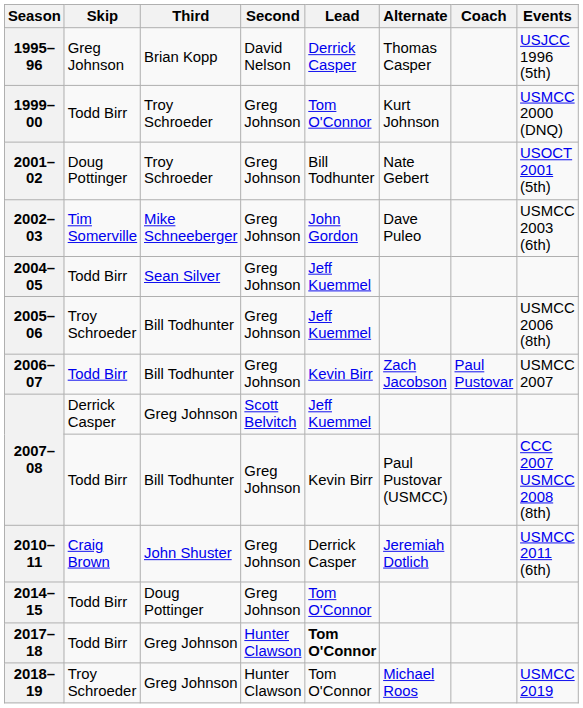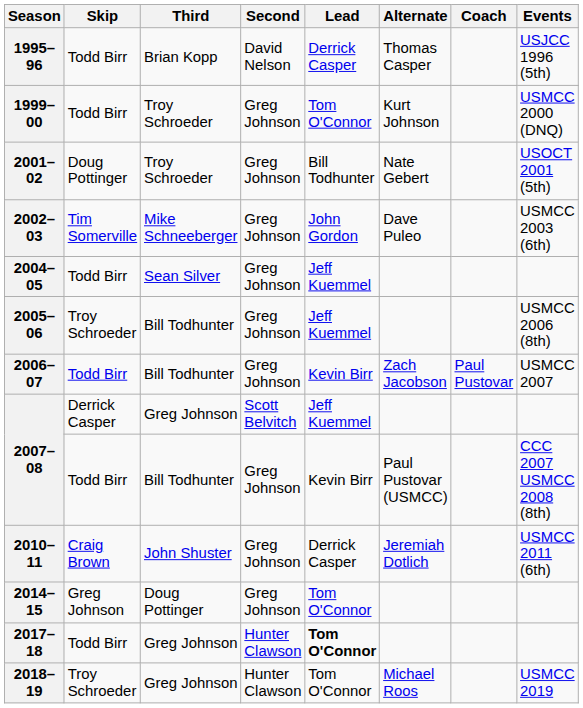(96, 56) Greg Johnson -> (97, 56) Todd Birr
(97, 602) Todd Birr -> (96, 602) Greg Johnson
